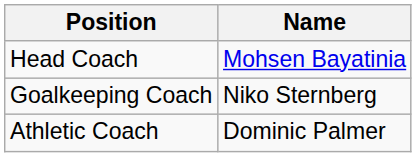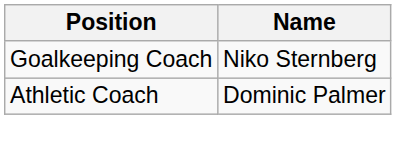- row: (74, 59)
